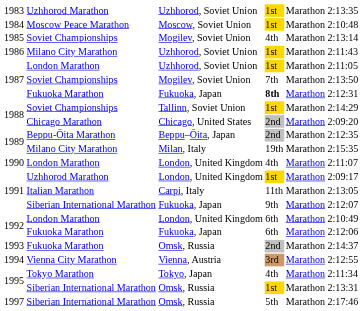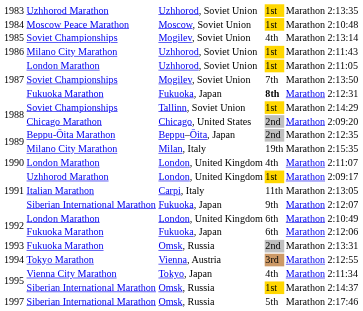(343, 246) 2:14:37 -> (343, 246) 2:13:31
(72, 260) Vienna City Marathon -> (60, 260) Tokyo Marathon
(60, 274) Tokyo Marathon -> (72, 274) Vienna City Marathon
(343, 287) 2:13:31 -> (343, 287) 2:14:37
